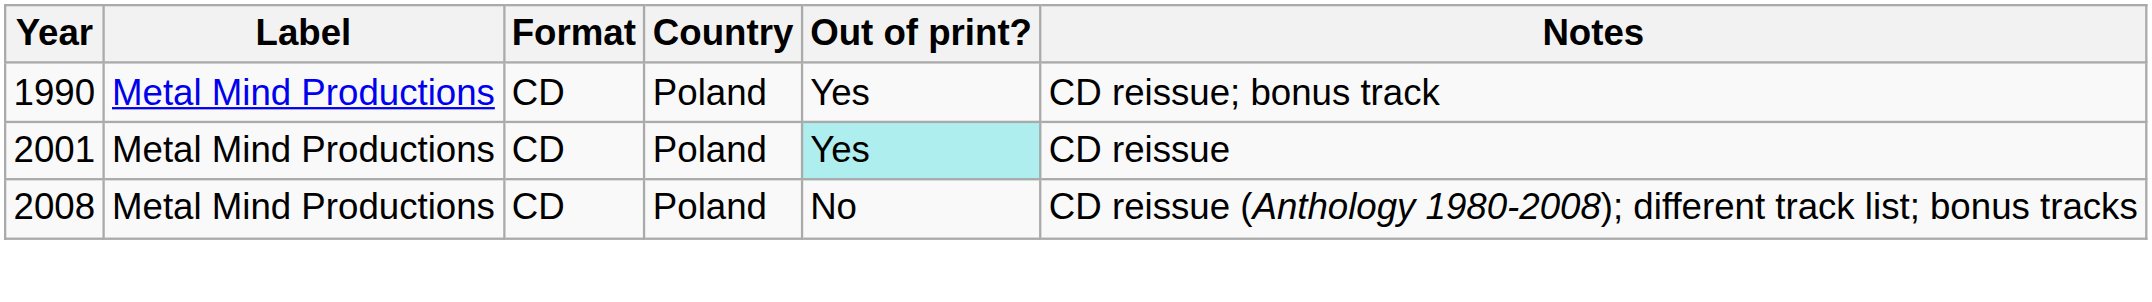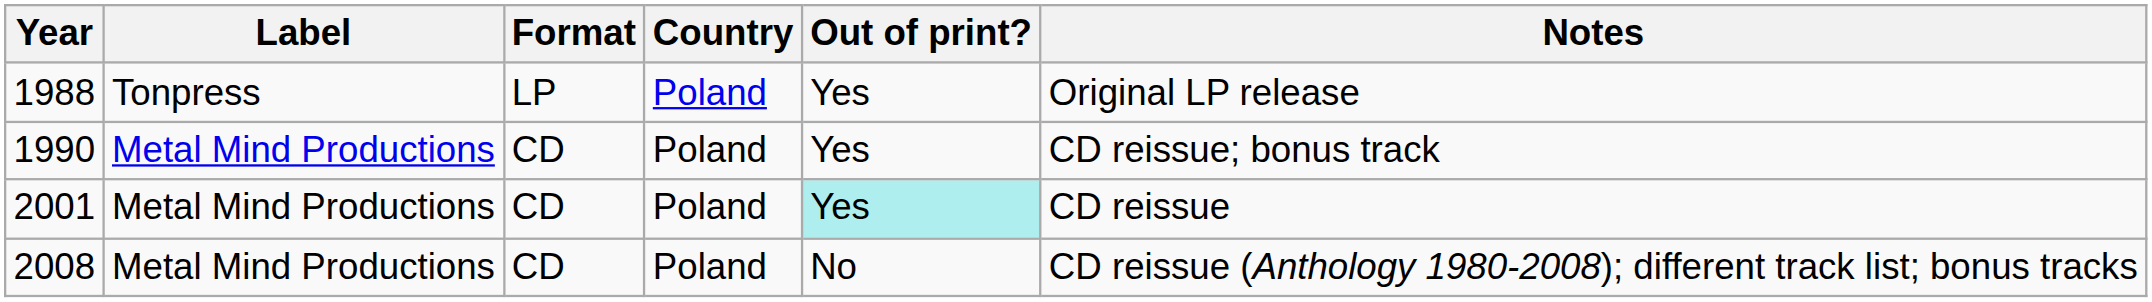+ row: (54, 91)
